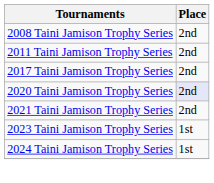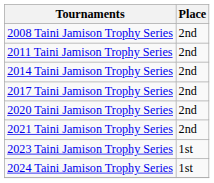+ row: (90, 71)
(188, 91) lavender background -> (188, 110) no background
